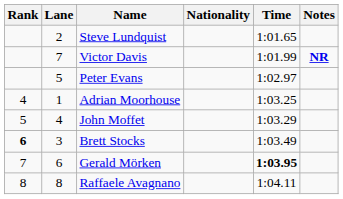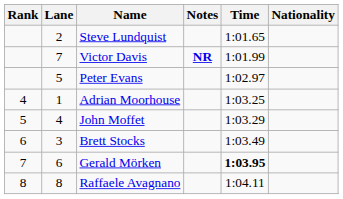columns swapped: (218, 15) <-> (319, 15)
(23, 141) bold -> (23, 141) normal
